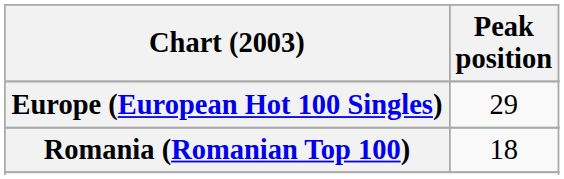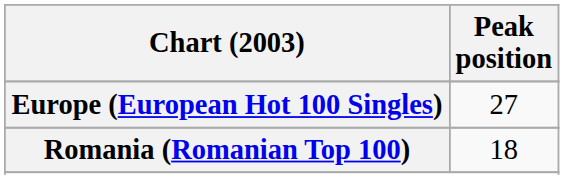(504, 104) 29 -> (504, 104) 27
